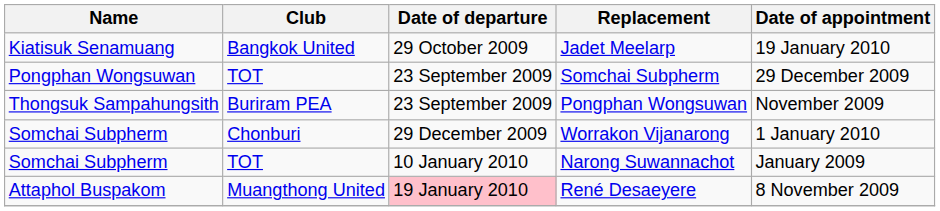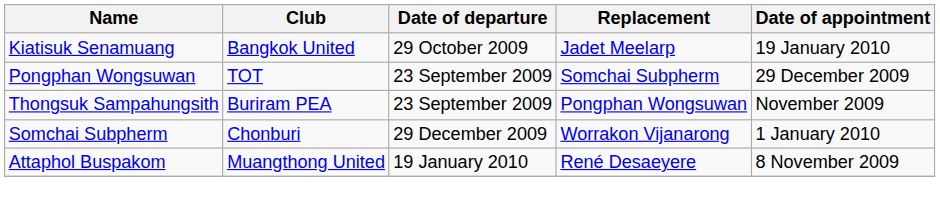- row: (647, 162)
(461, 190) pink background -> (461, 162) no background
